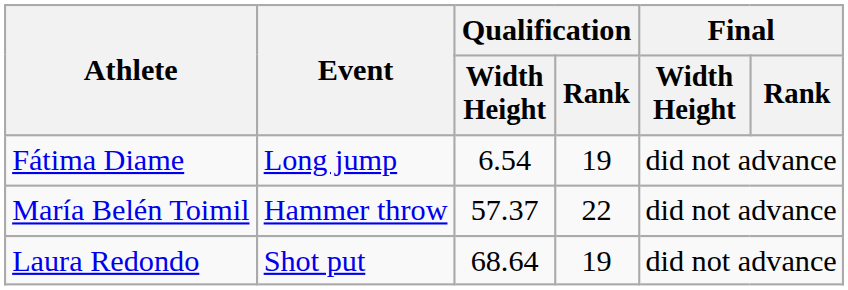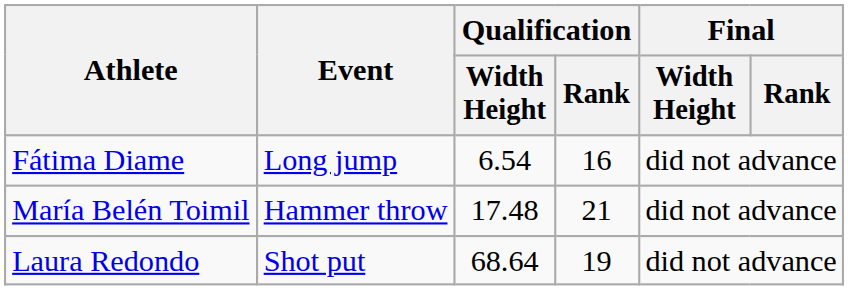(597, 160) 19 -> (597, 160) 16
(505, 210) 57.37 -> (505, 210) 17.48
(597, 210) 22 -> (597, 210) 21
